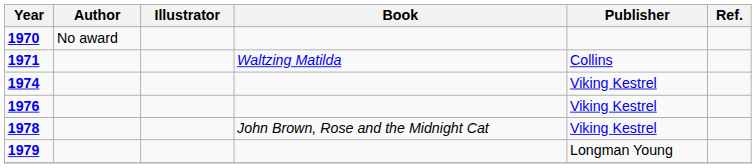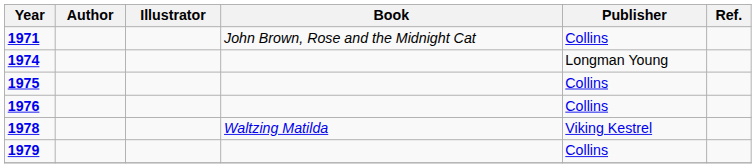- row: (24, 38)
(289, 60) Waltzing Matilda -> (350, 38) John Brown, Rose and the Midnight Cat
(613, 83) Viking Kestrel -> (617, 60) Longman Young
+ row: (24, 83)
(613, 106) Viking Kestrel -> (587, 106) Collins
(363, 128) John Brown, Rose and the Midnight Cat -> (276, 128) Waltzing Matilda
(621, 151) Longman Young -> (587, 151) Collins
